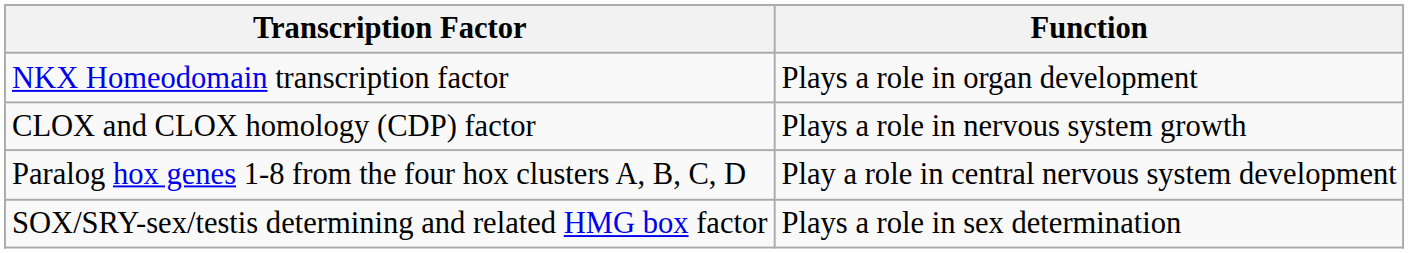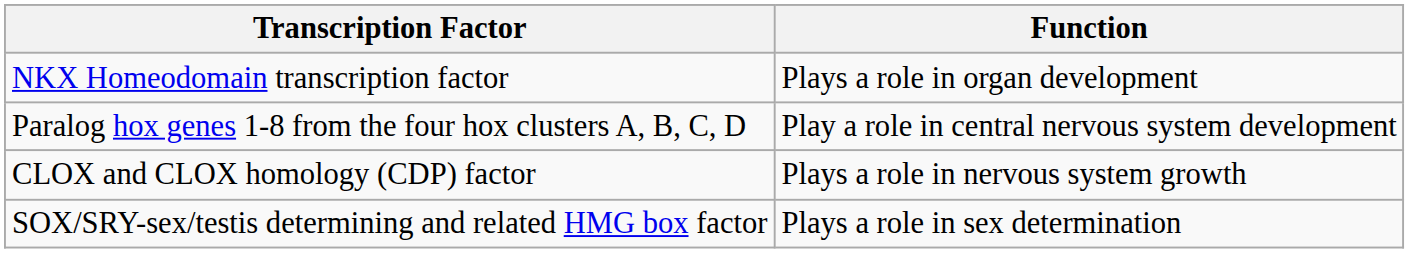rows swapped: (274, 125) <-> (379, 174)
